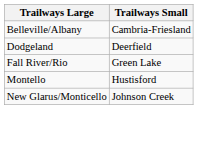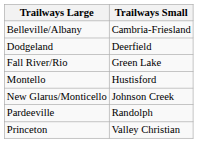+ row: (31, 113)
+ row: (27, 130)
